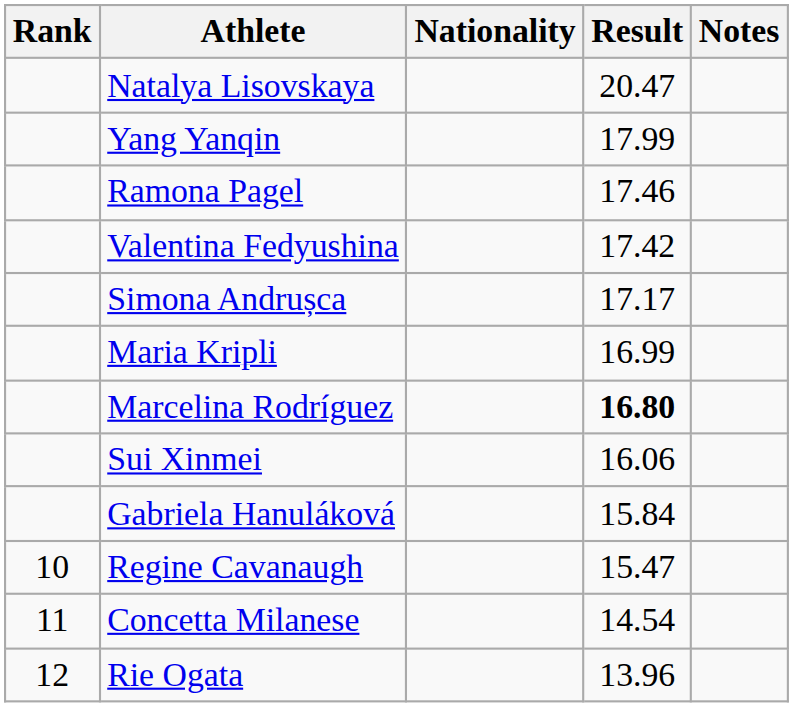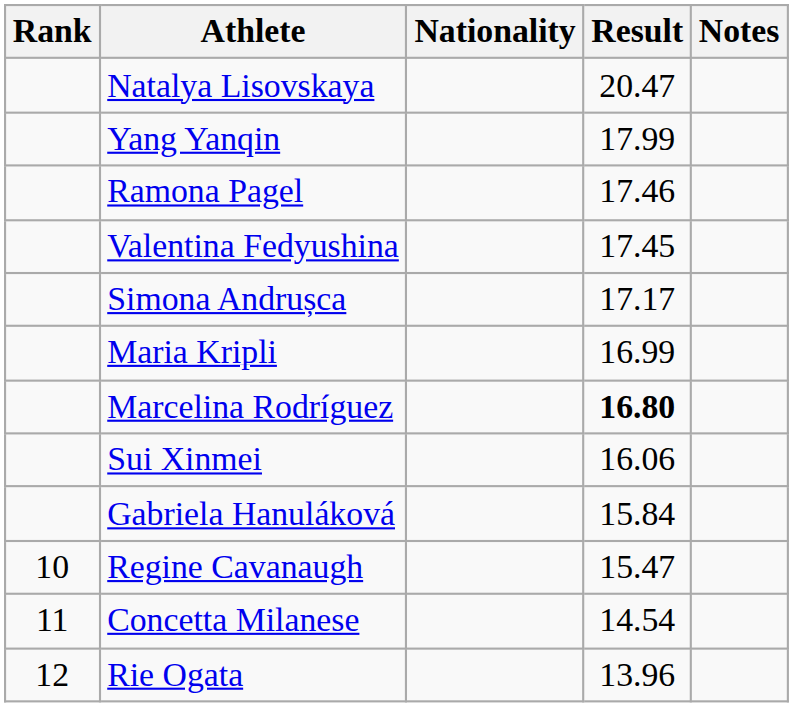(637, 245) 17.42 -> (637, 245) 17.45
